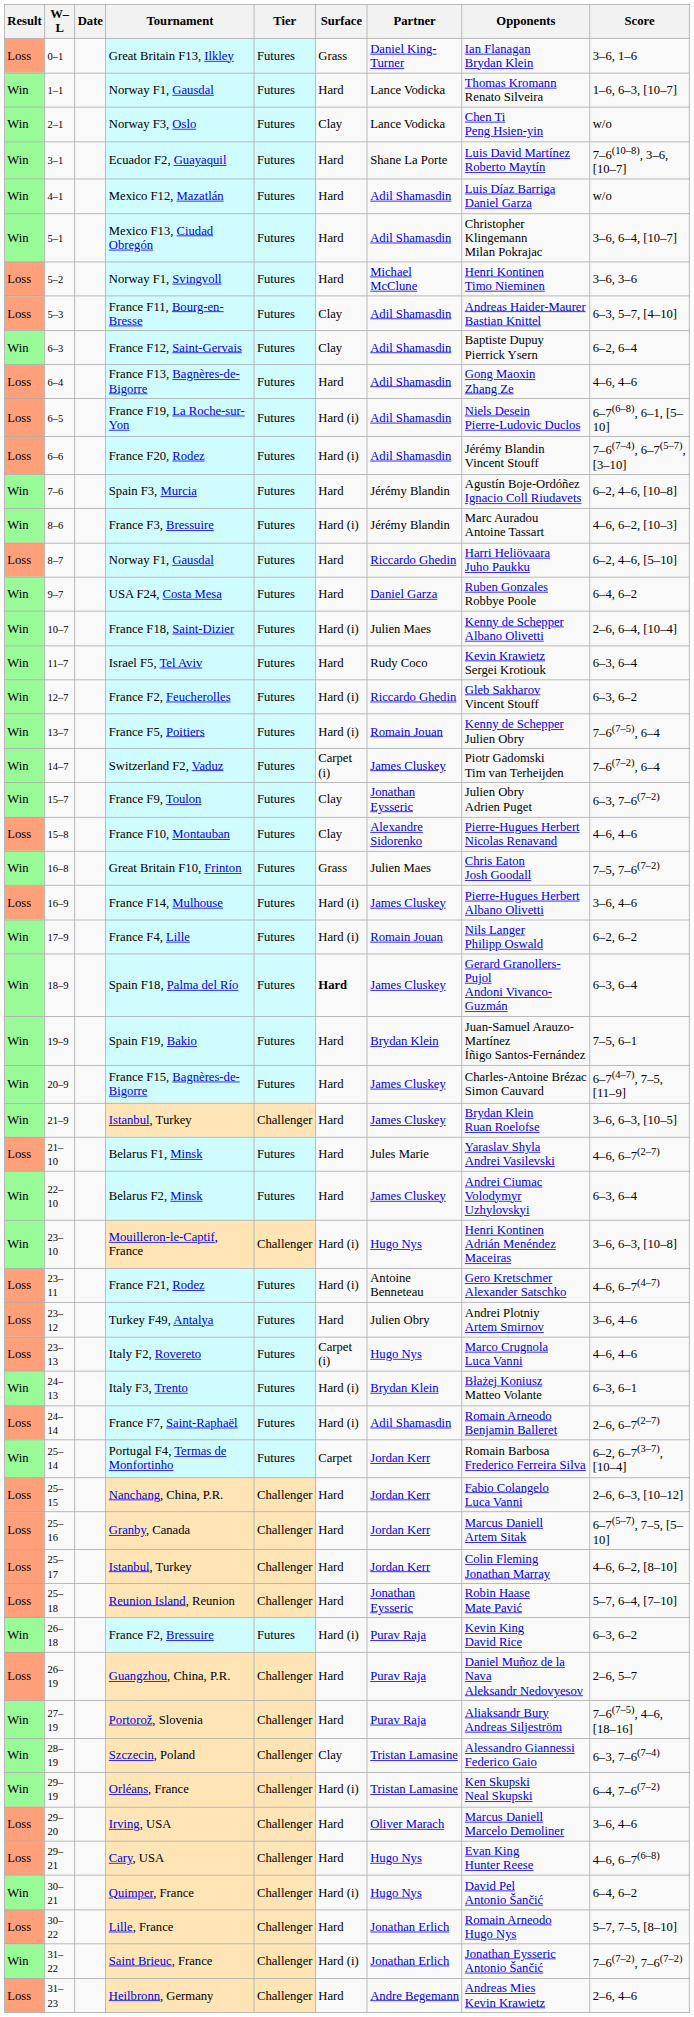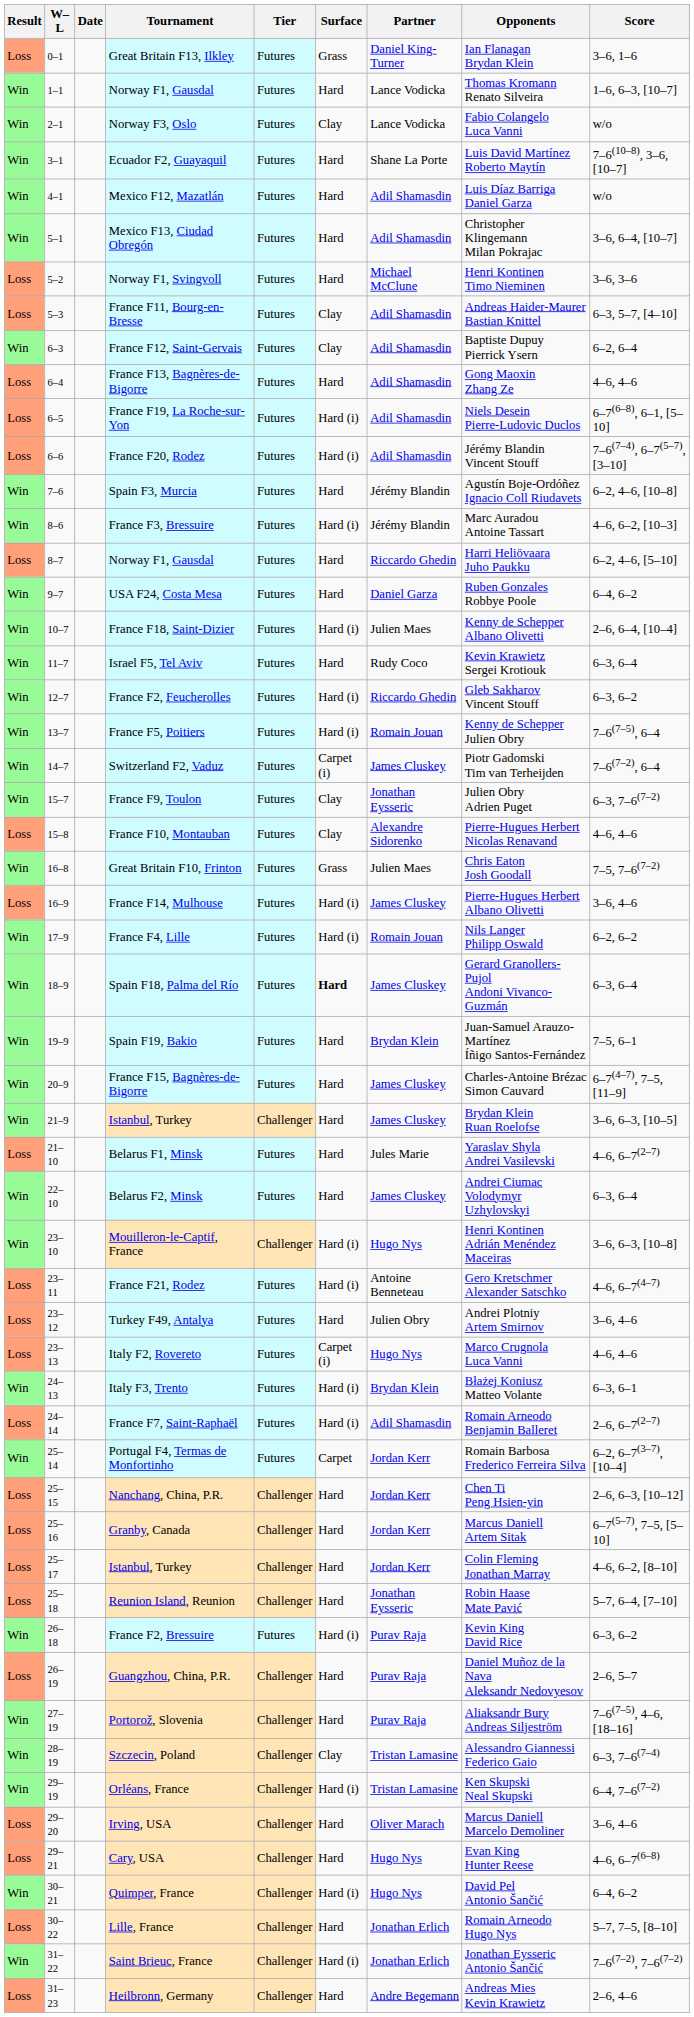(504, 124) Chen Ti Peng Hsien-yin -> (507, 124) Fabio Colangelo Luca Vanni
(507, 1494) Fabio Colangelo Luca Vanni -> (504, 1494) Chen Ti Peng Hsien-yin
